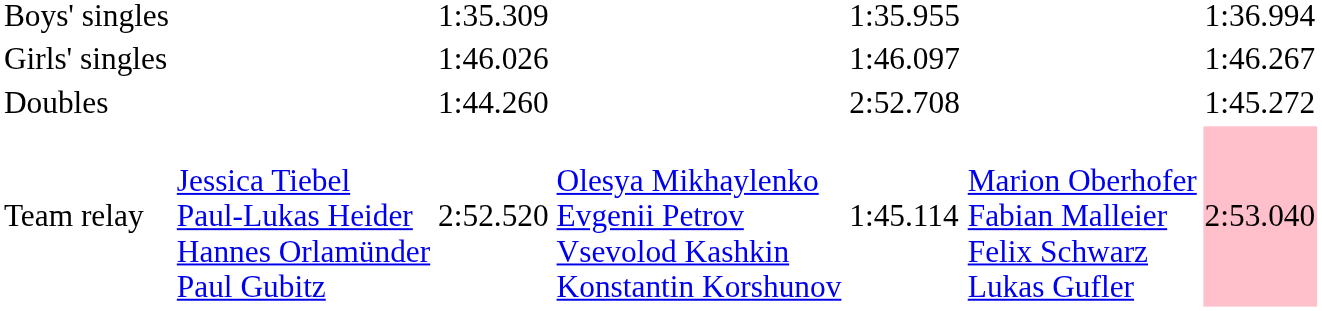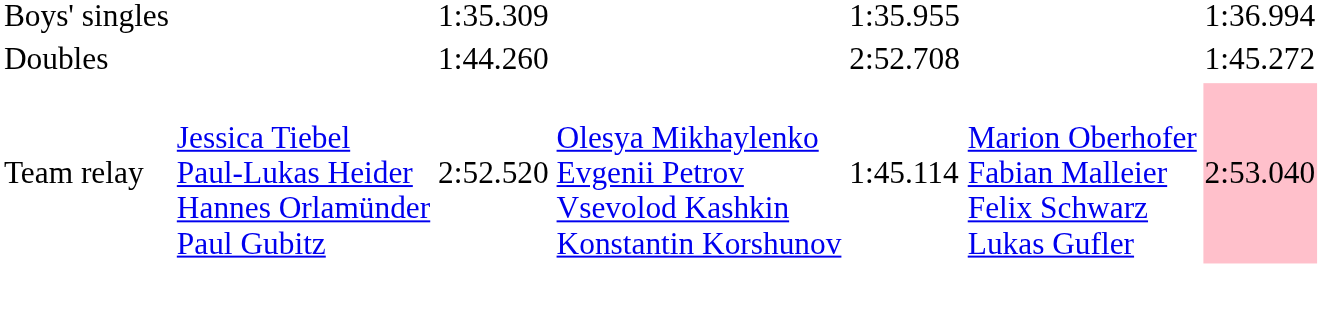- row: (86, 59)
